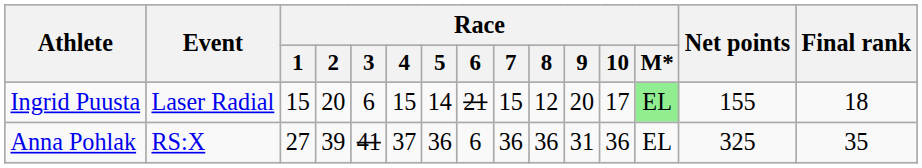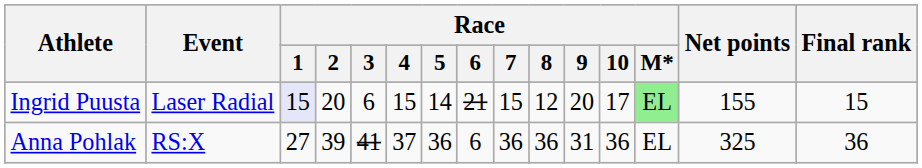(298, 102) no background -> (298, 102) lavender background
(856, 102) 18 -> (856, 102) 15
(856, 142) 35 -> (856, 142) 36
